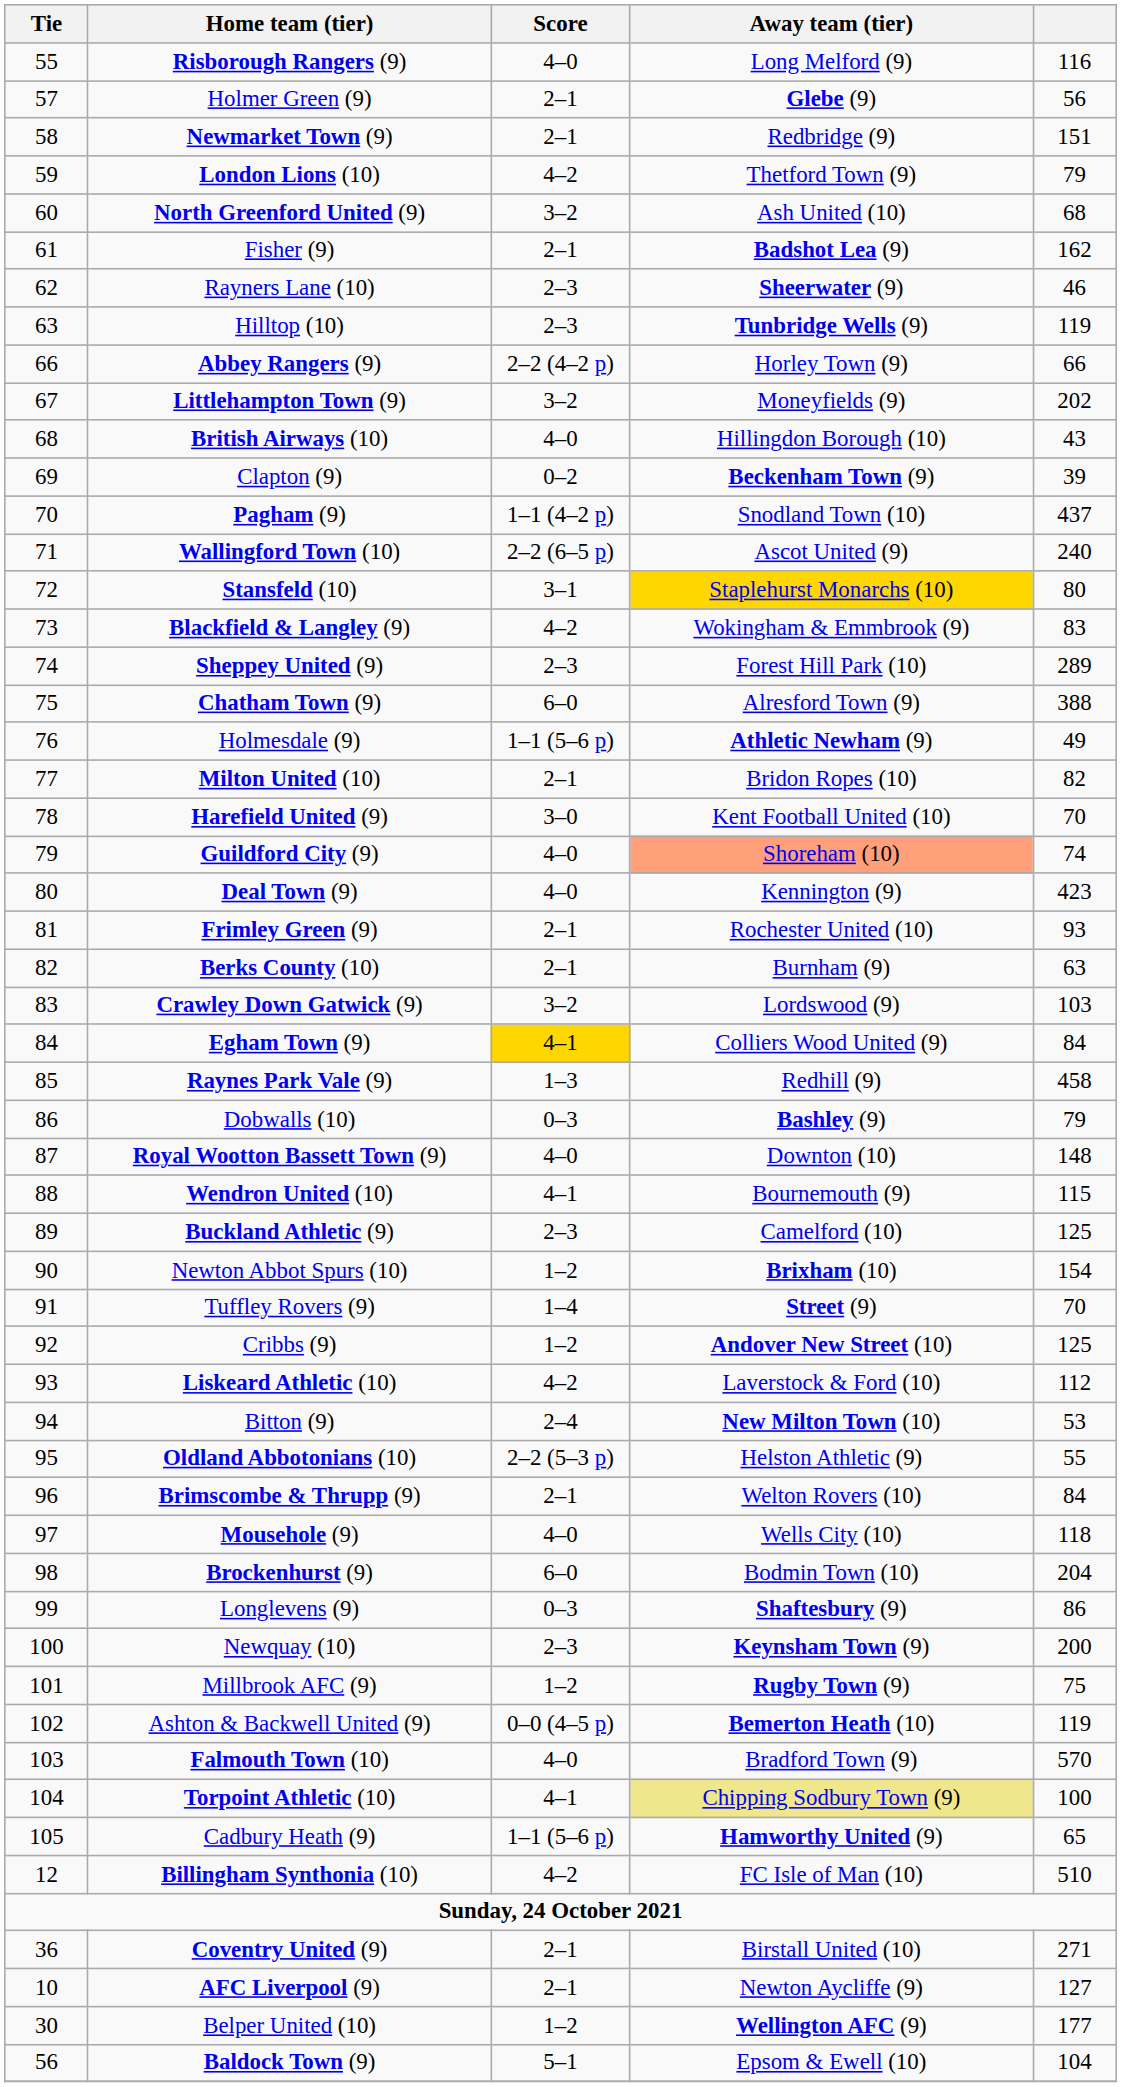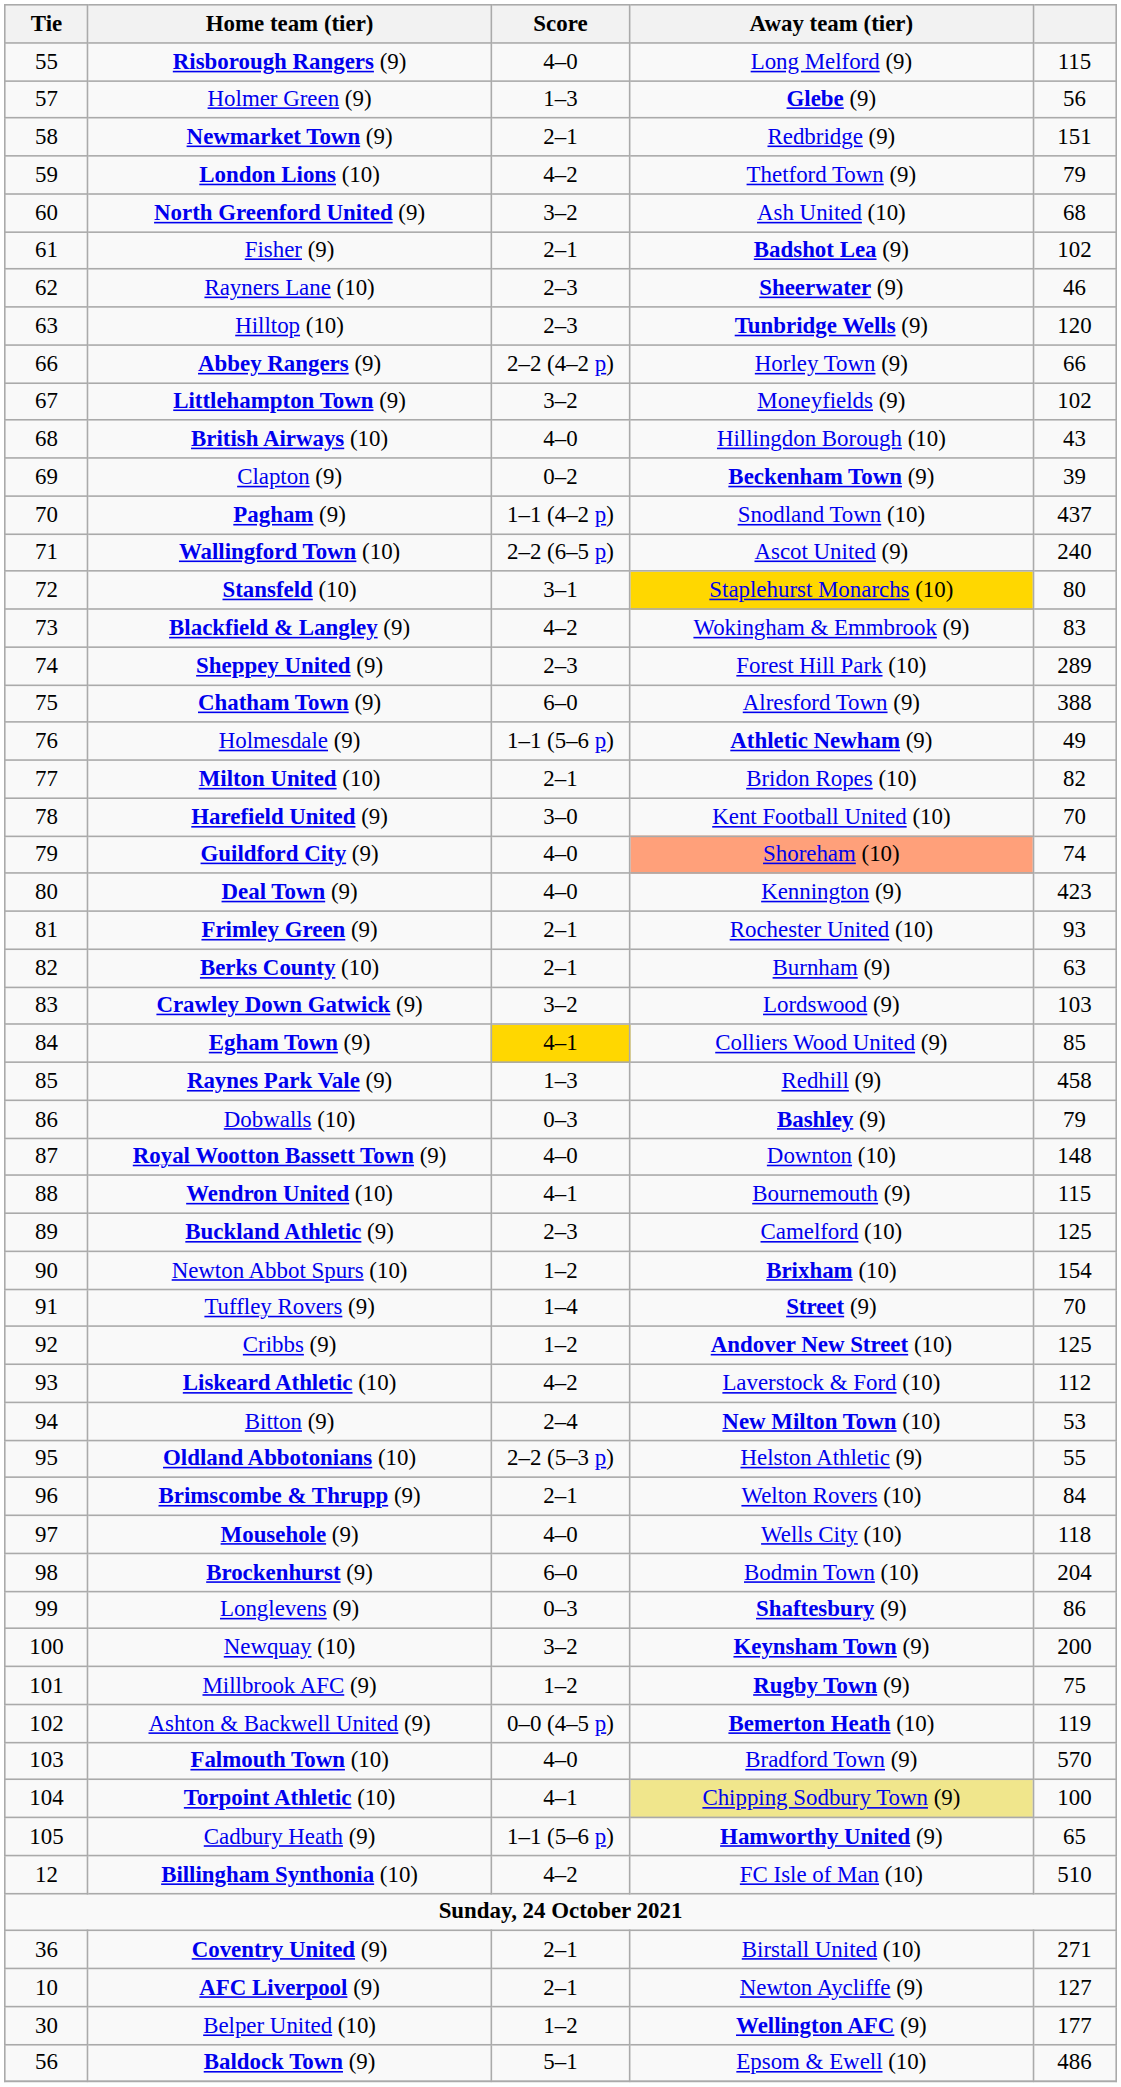(1074, 61) 116 -> (1074, 61) 115
(560, 99) 2–1 -> (560, 99) 1–3
(1074, 250) 162 -> (1074, 250) 102
(1074, 325) 119 -> (1074, 325) 120
(1074, 401) 202 -> (1074, 401) 102
(1075, 1043) 84 -> (1075, 1043) 85
(560, 1647) 2–3 -> (560, 1647) 3–2
(1074, 2062) 104 -> (1074, 2062) 486
